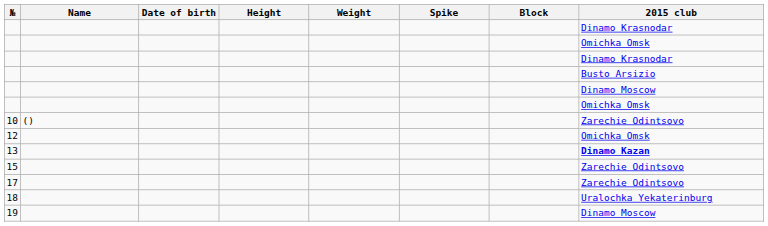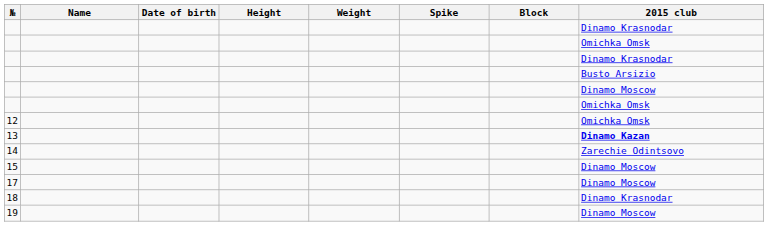- row: (12, 120)
+ row: (12, 151)
(633, 167) Zarechie Odintsovo -> (618, 167) Dinamo Moscow
(633, 182) Zarechie Odintsovo -> (618, 182) Dinamo Moscow
(647, 198) Uralochka Yekaterinburg -> (627, 198) Dinamo Krasnodar
